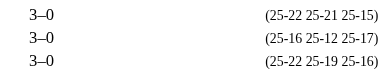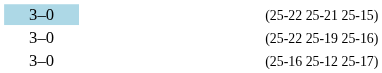(42, 14) no background -> (42, 14) lightblue background
rows swapped: (322, 61) <-> (322, 38)
